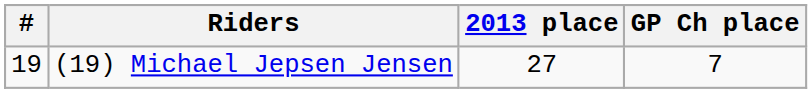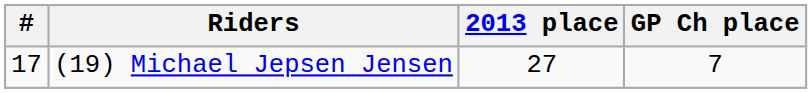(27, 67) 19 -> (27, 67) 17
